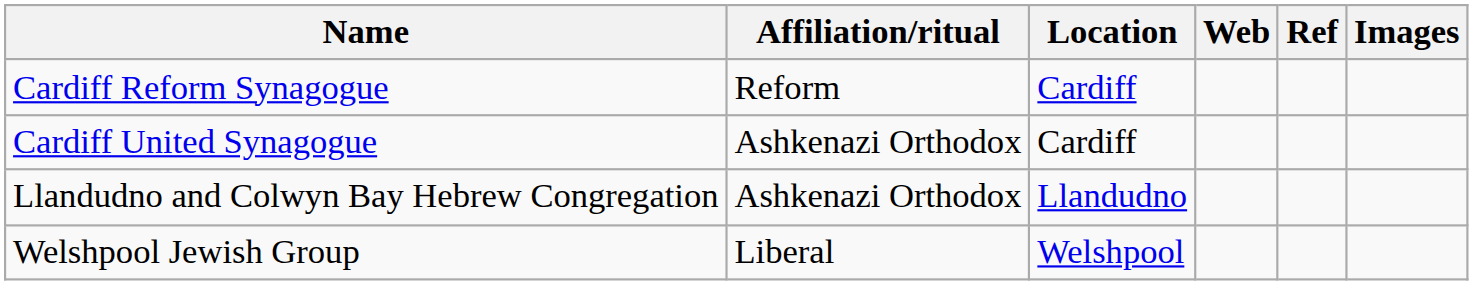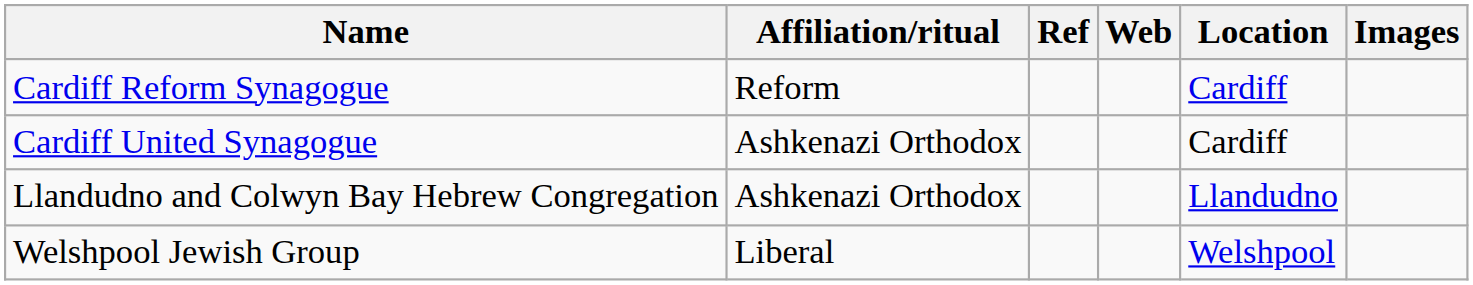columns swapped: (1112, 31) <-> (1312, 31)
